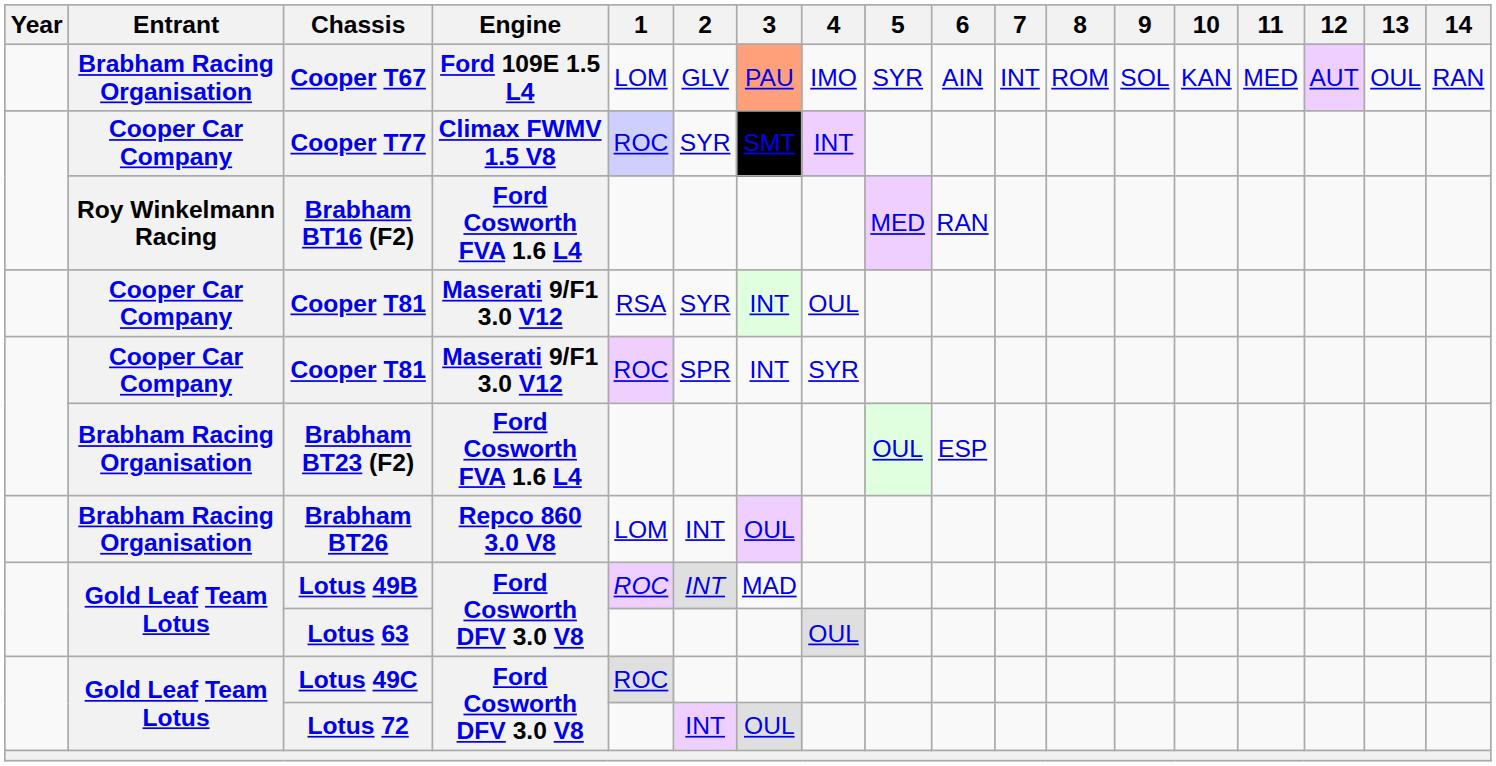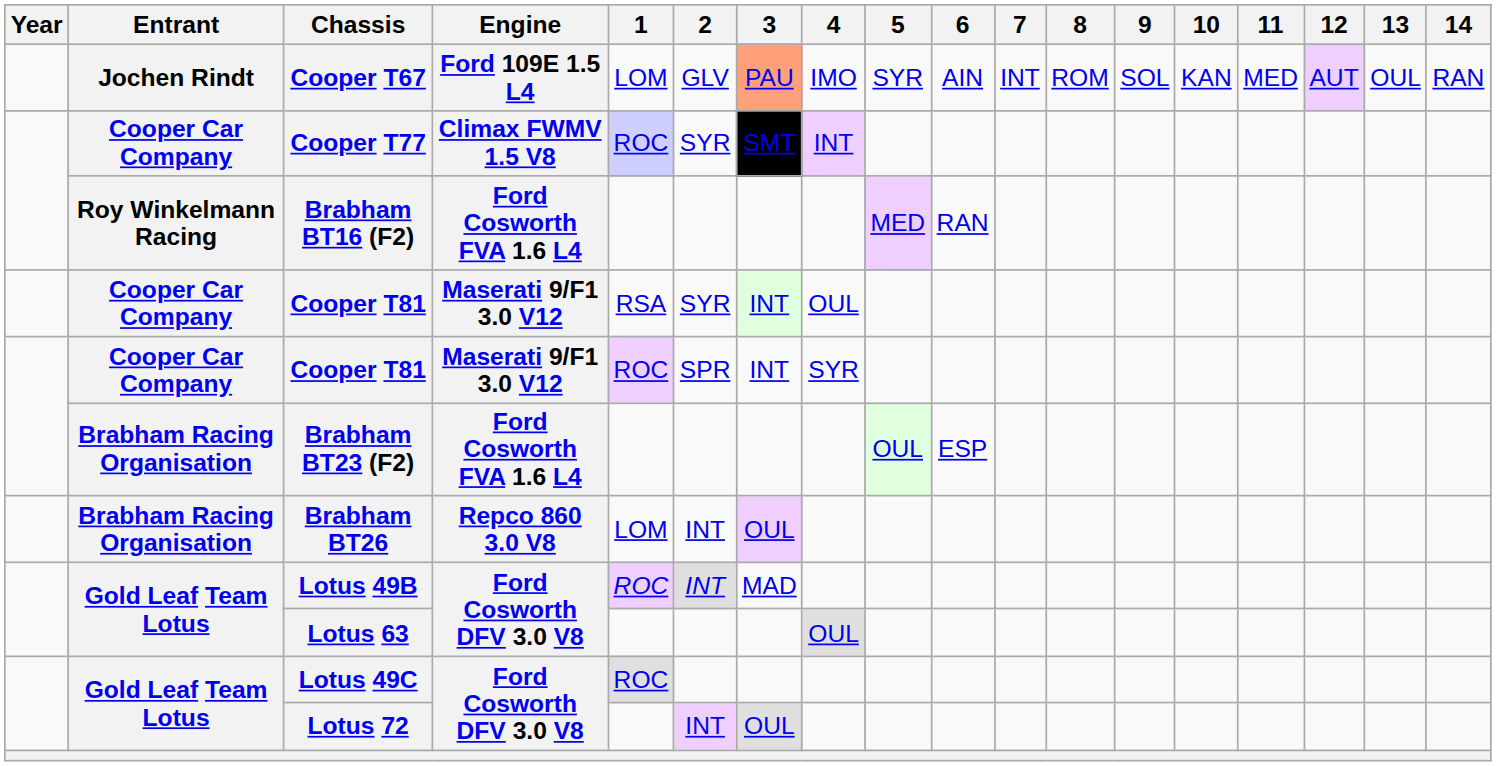(176, 77) Brabham Racing Organisation -> (176, 77) Jochen Rindt
